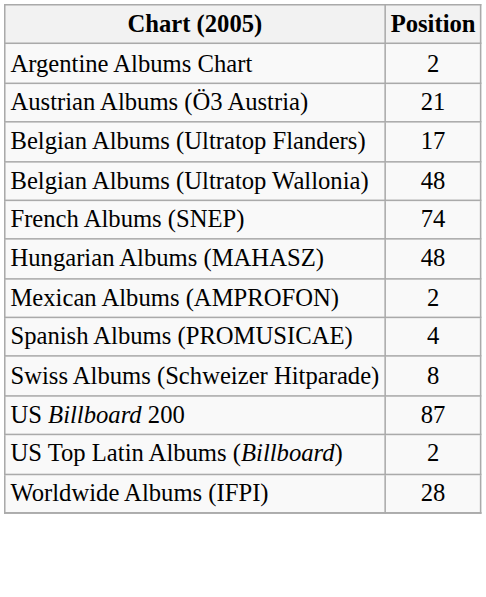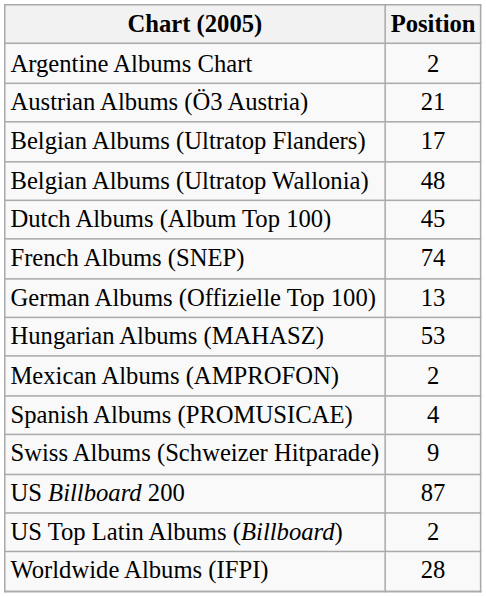+ row: (171, 219)
+ row: (193, 297)
(433, 258) 48 -> (433, 336) 53
(433, 375) 8 -> (433, 453) 9
